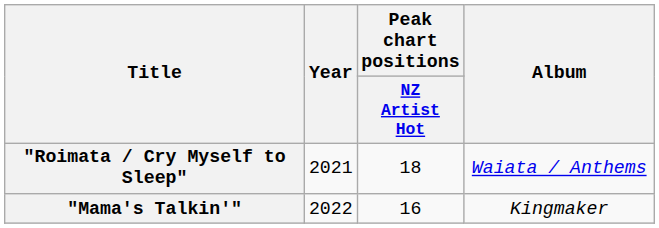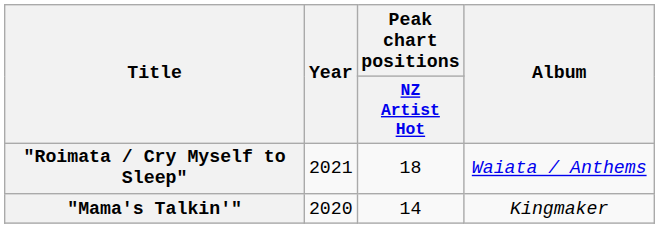(331, 209) 2022 -> (331, 209) 2020
(410, 209) 16 -> (410, 209) 14
